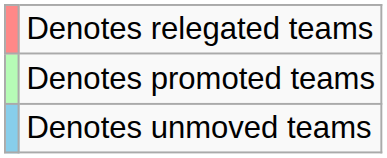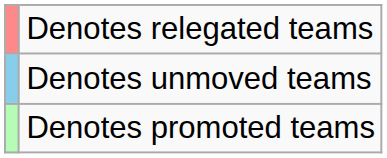rows swapped: (199, 127) <-> (201, 78)
